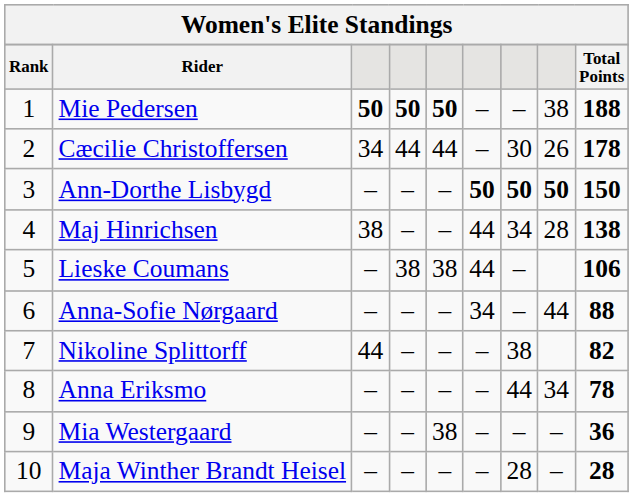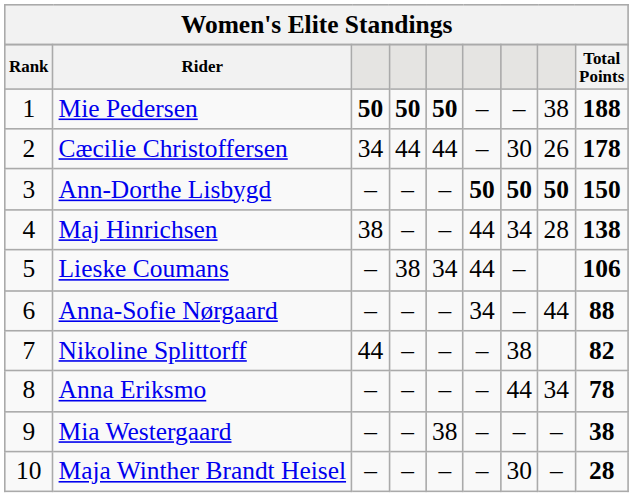(445, 269) 38 -> (445, 269) 34
(602, 431) 36 -> (602, 431) 38
(519, 471) 28 -> (519, 471) 30
